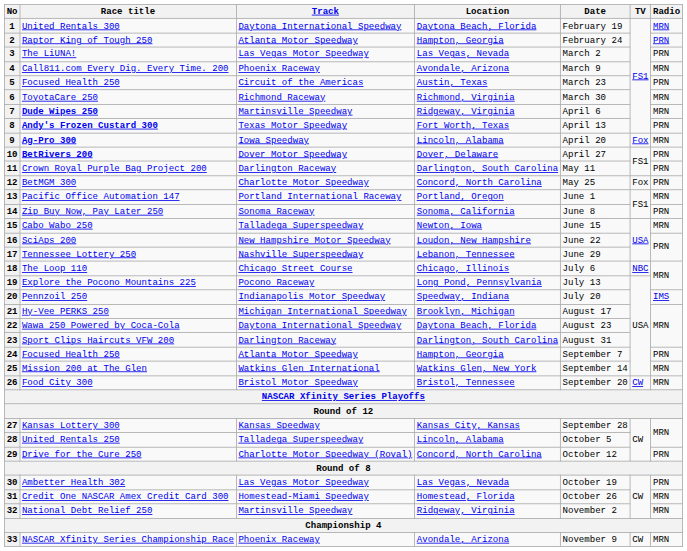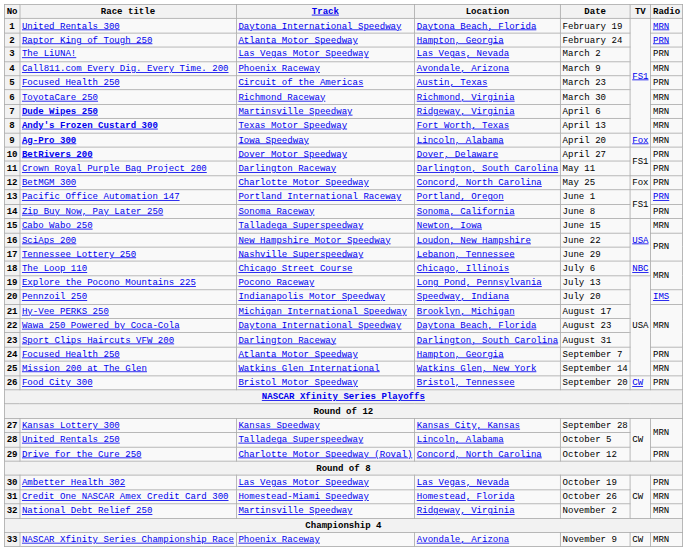(661, 126) PRN -> (661, 126) MRN
(661, 197) MRN -> (661, 197) PRN
(661, 383) MRN -> (661, 383) PRN
